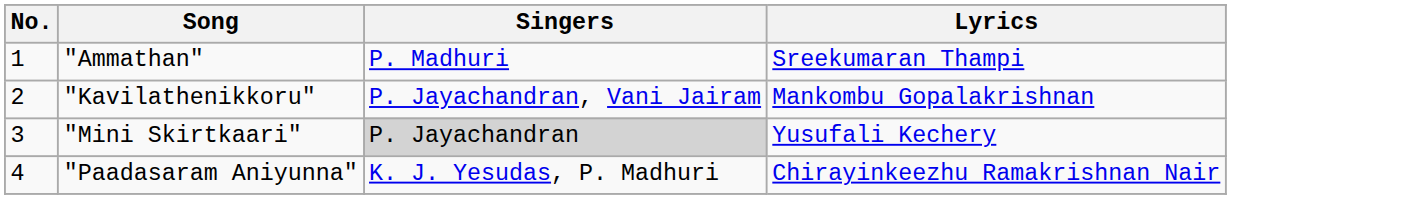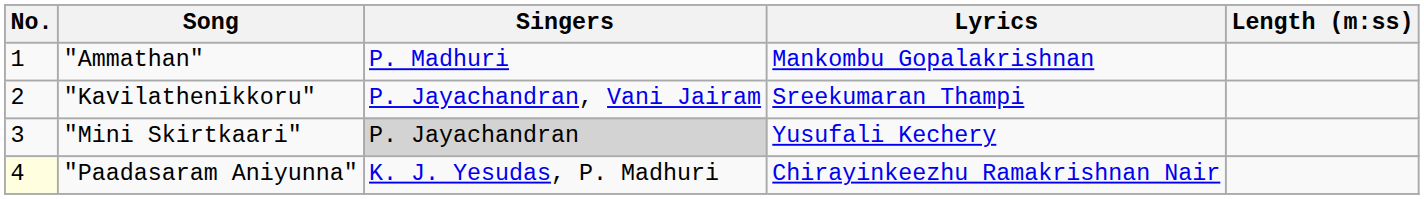+ column: (1323, 24)
(898, 62) Sreekumaran Thampi -> (933, 62) Mankombu Gopalakrishnan
(933, 99) Mankombu Gopalakrishnan -> (898, 99) Sreekumaran Thampi
(18, 175) no background -> (18, 175) lightyellow background
